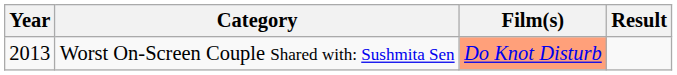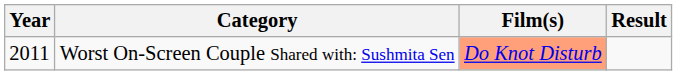(30, 53) 2013 -> (29, 53) 2011
